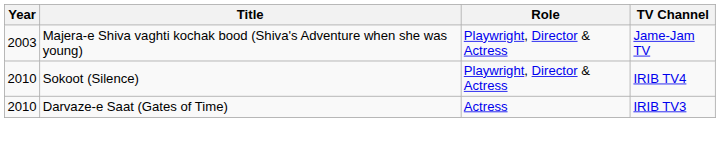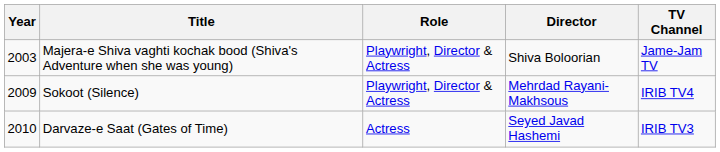+ column: (572, 22)
(22, 78) 2010 -> (22, 93) 2009
